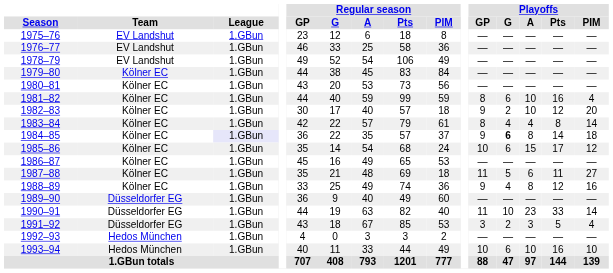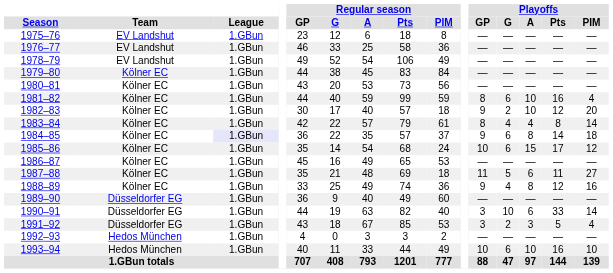(508, 136) bold -> (508, 136) normal
(483, 212) 11 -> (483, 212) 3
(530, 212) 23 -> (530, 212) 6
